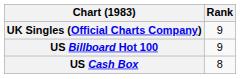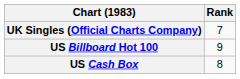(220, 30) 9 -> (220, 30) 7
